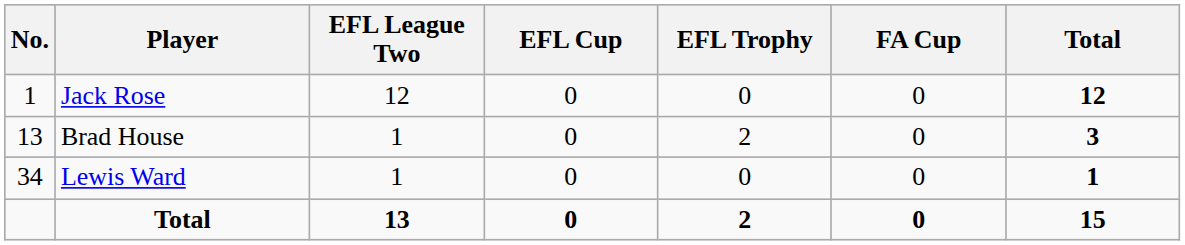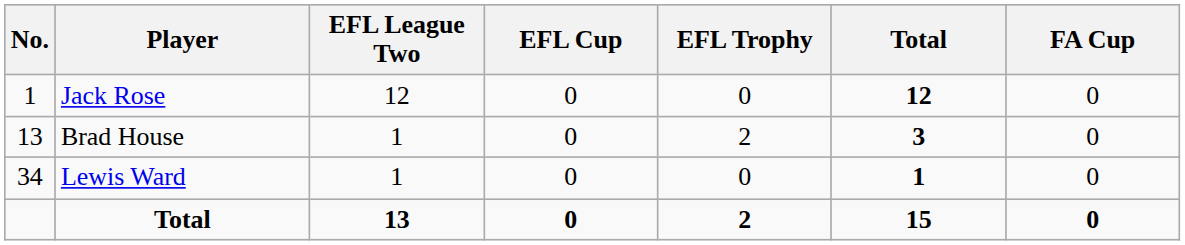columns swapped: (919, 39) <-> (1093, 39)
